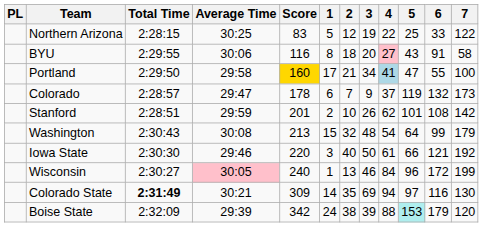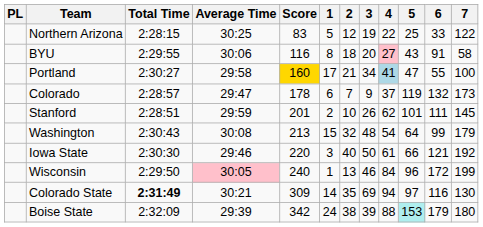(159, 73) 2:29:50 -> (159, 73) 2:30:27
(438, 113) 108 -> (438, 113) 111
(465, 113) 142 -> (465, 113) 145
(159, 172) 2:30:27 -> (159, 172) 2:29:50
(465, 212) 120 -> (465, 212) 180
